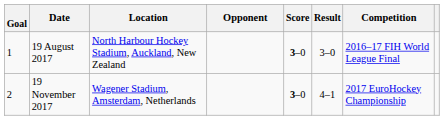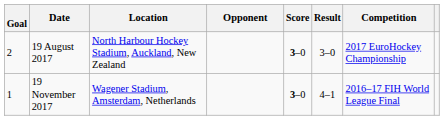(9, 53) 1 -> (9, 53) 2
(387, 53) 2016–17 FIH World League Final -> (383, 53) 2017 EuroHockey Championship
(9, 94) 2 -> (9, 94) 1
(383, 94) 2017 EuroHockey Championship -> (387, 94) 2016–17 FIH World League Final
